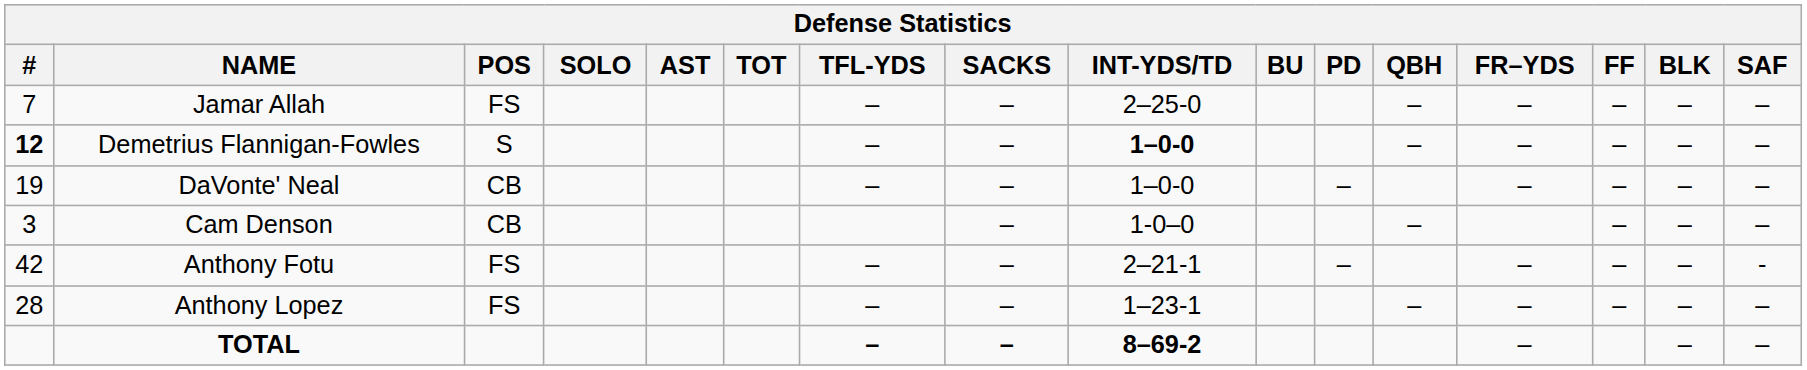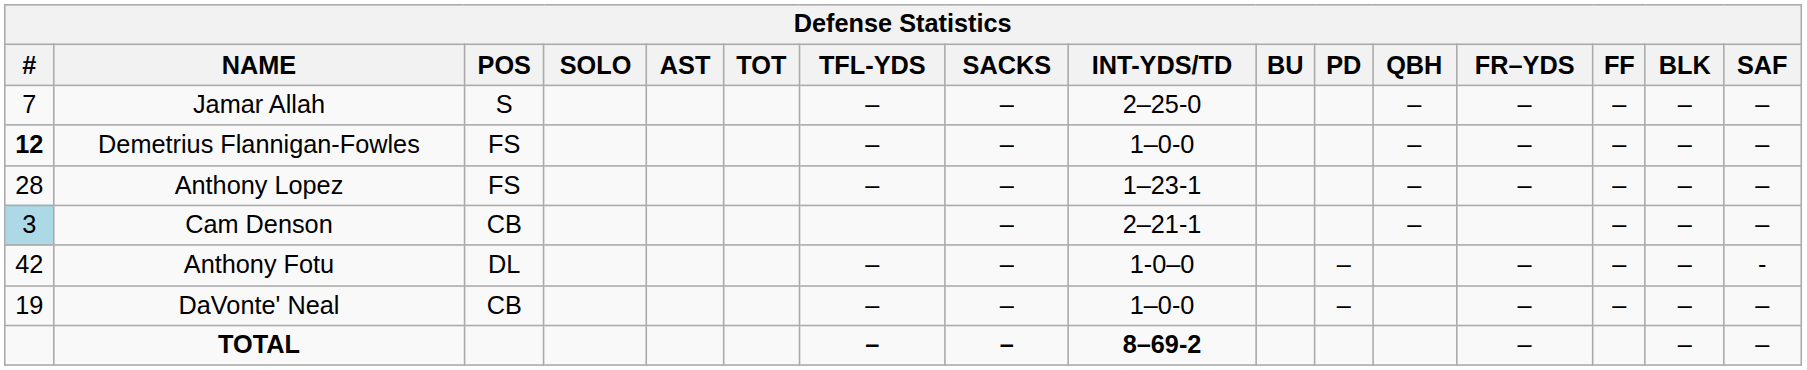(504, 104) FS -> (504, 104) S
(504, 144) S -> (504, 144) FS
(1162, 144) bold -> (1162, 144) normal
rows swapped: (259, 305) <-> (259, 184)
(29, 225) no background -> (29, 225) lightblue background
(1162, 225) 1-0–0 -> (1162, 225) 2–21-1
(504, 265) FS -> (504, 265) DL
(1162, 265) 2–21-1 -> (1162, 265) 1-0–0
